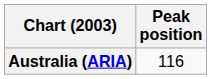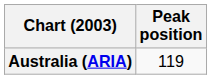(171, 61) 116 -> (171, 61) 119
